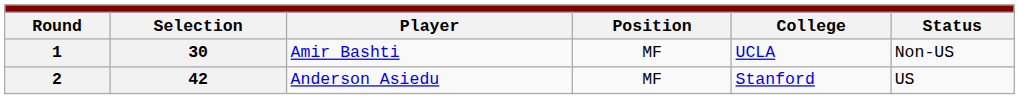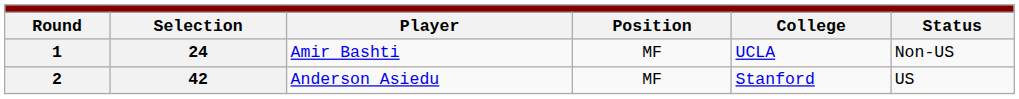(198, 53) 30 -> (198, 53) 24
